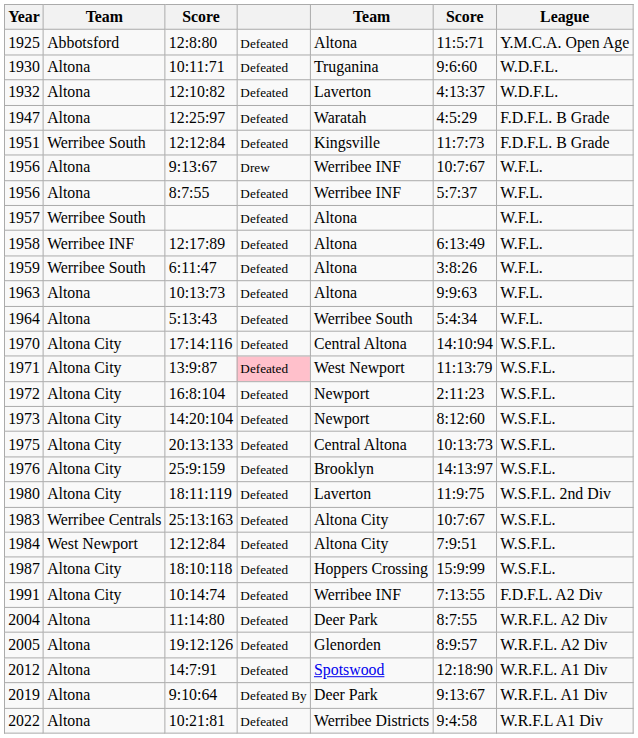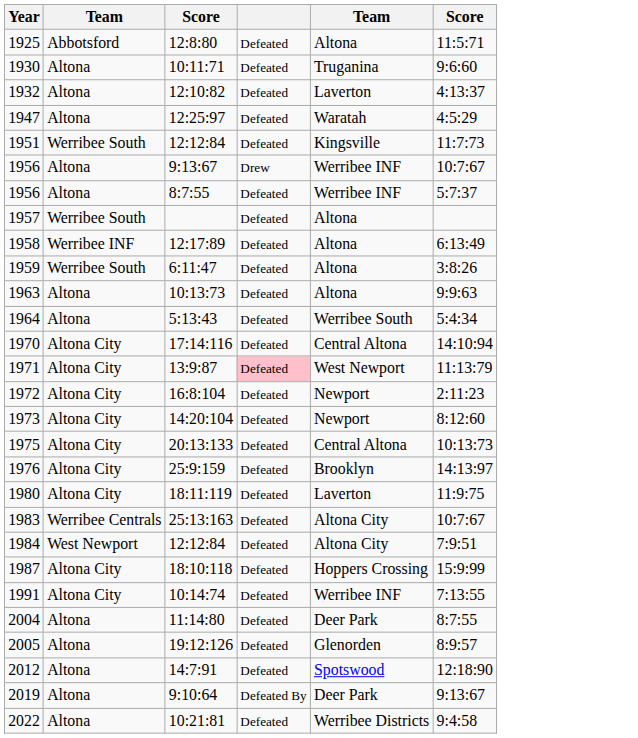- column: (565, 17)
